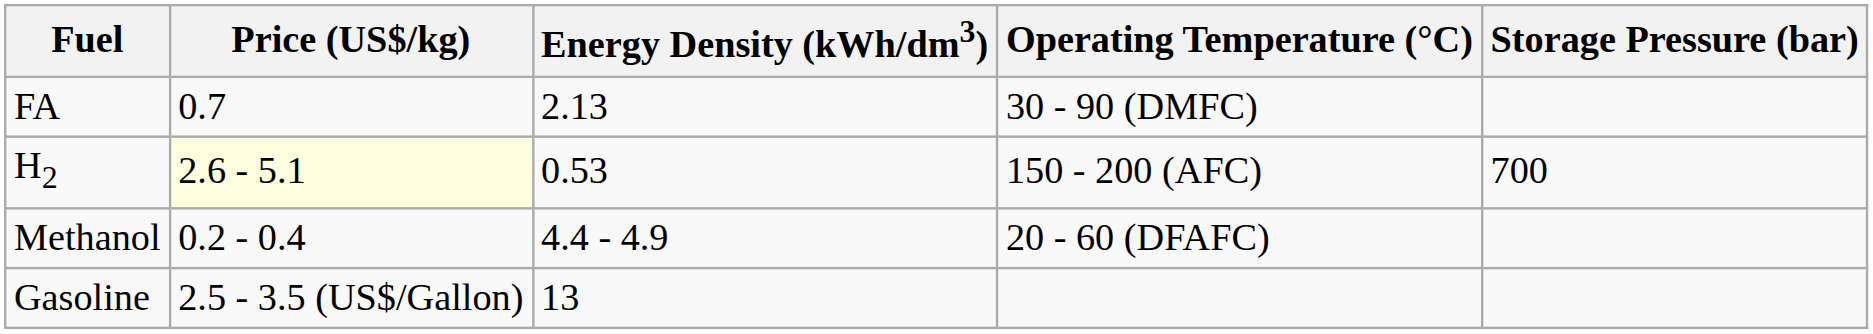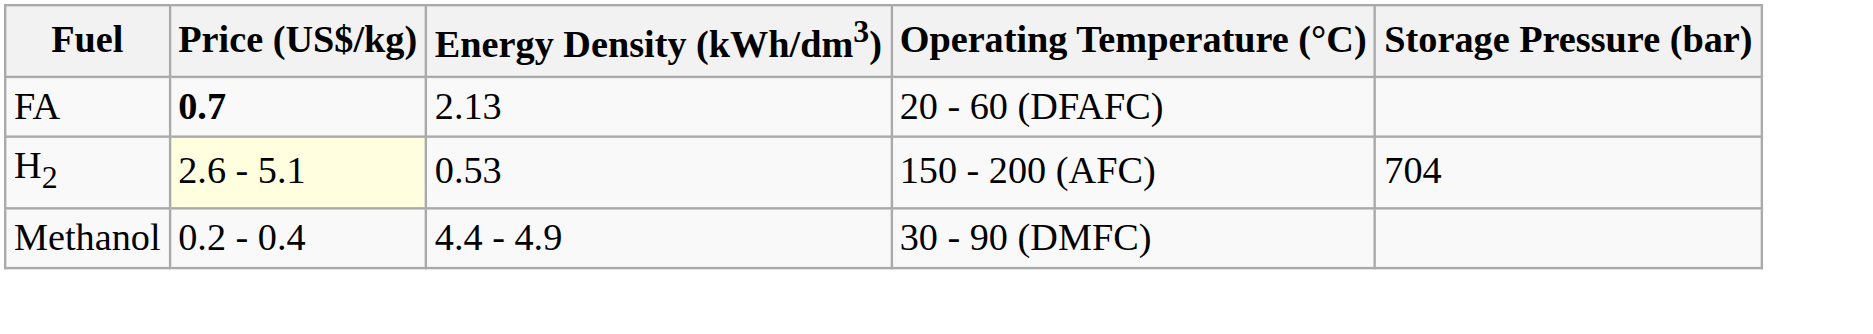(202, 105) normal -> (202, 105) bold
(1132, 105) 30 - 90 (DMFC) -> (1032, 105) 20 - 60 (DFAFC)
(1519, 171) 700 -> (1413, 171) 704
(1138, 237) 20 - 60 (DFAFC) -> (1026, 237) 30 - 90 (DMFC)
- row: (82, 297)
